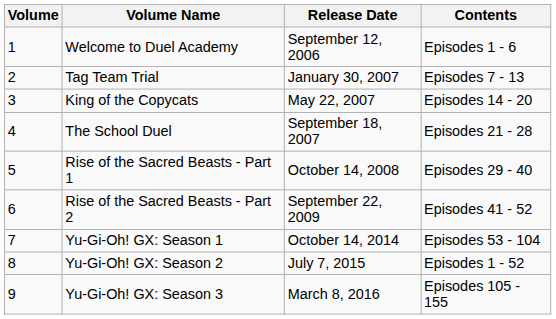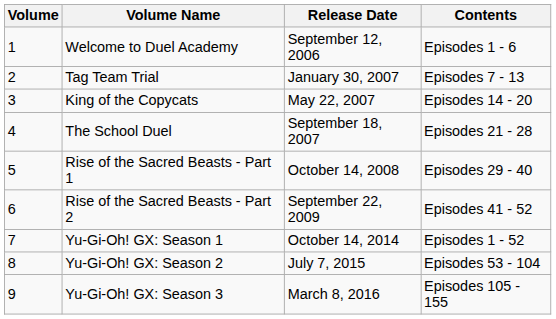(482, 240) Episodes 53 - 104 -> (474, 240) Episodes 1 - 52
(474, 263) Episodes 1 - 52 -> (482, 263) Episodes 53 - 104
